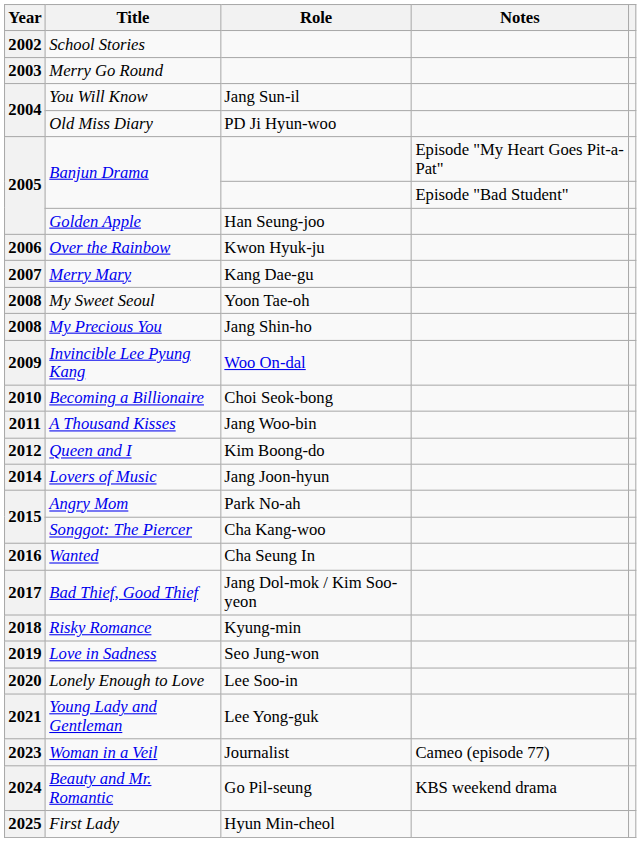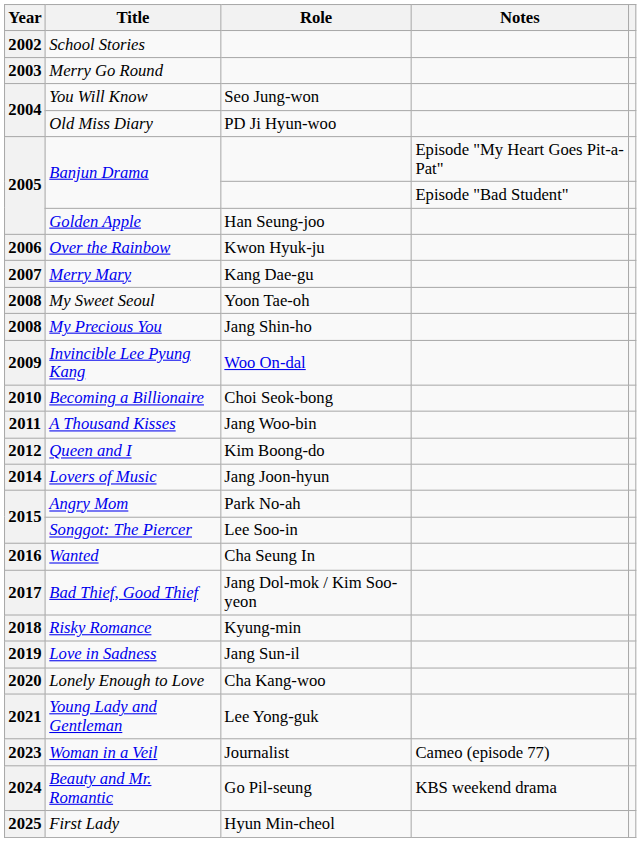(262, 96) Jang Sun-il -> (272, 96) Seo Jung-won
(275, 530) Cha Kang-woo -> (261, 530) Lee Soo-in
(272, 654) Seo Jung-won -> (262, 654) Jang Sun-il
(261, 680) Lee Soo-in -> (275, 680) Cha Kang-woo
